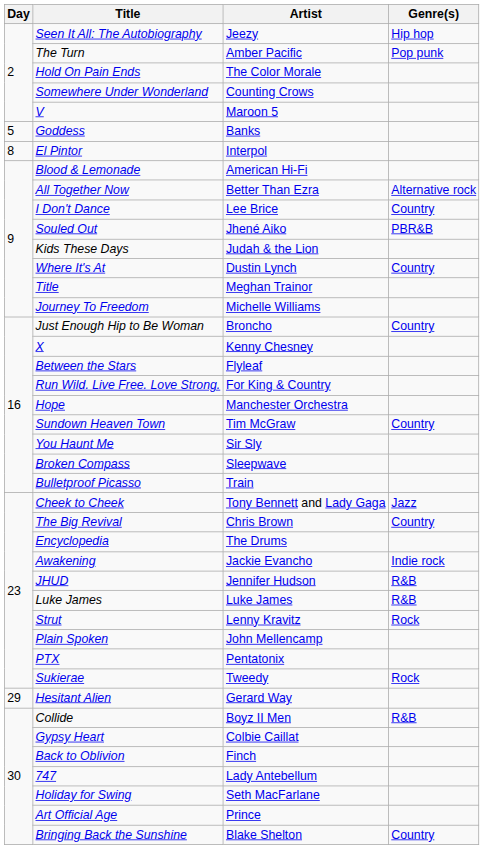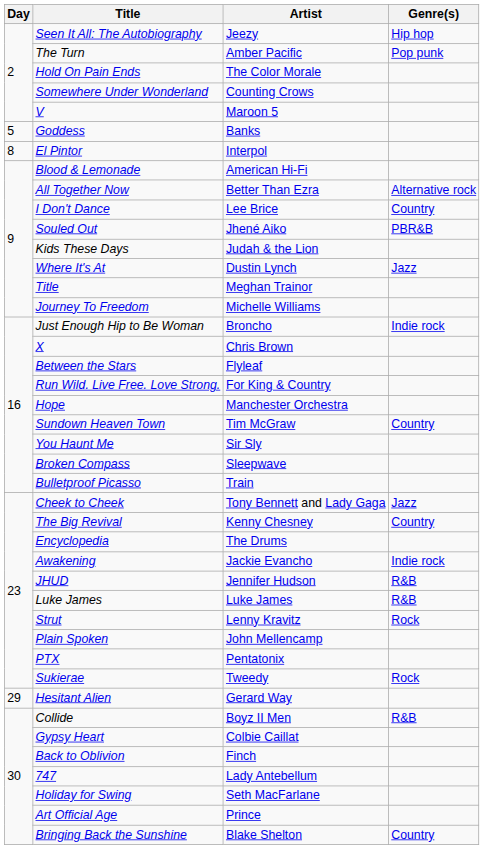(413, 268) Country -> (404, 268) Jazz
(413, 326) Country -> (418, 326) Indie rock
(269, 346) Kenny Chesney -> (260, 346) Chris Brown
(260, 522) Chris Brown -> (269, 522) Kenny Chesney
